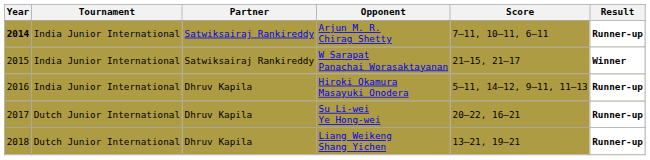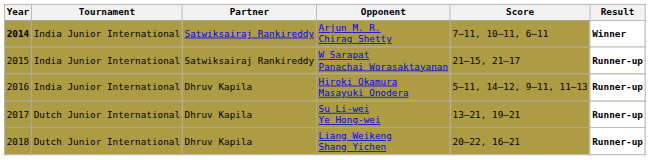(618, 33) Runner-up -> (609, 33) Winner
(609, 60) Winner -> (618, 60) Runner-up
(486, 114) 20–22, 16–21 -> (486, 114) 13–21, 19–21
(486, 141) 13–21, 19–21 -> (486, 141) 20–22, 16–21
